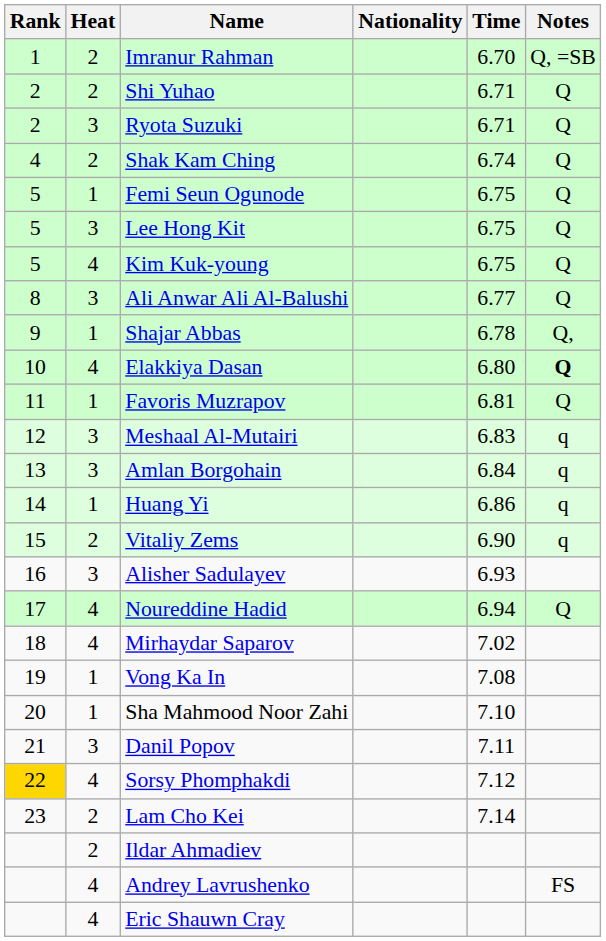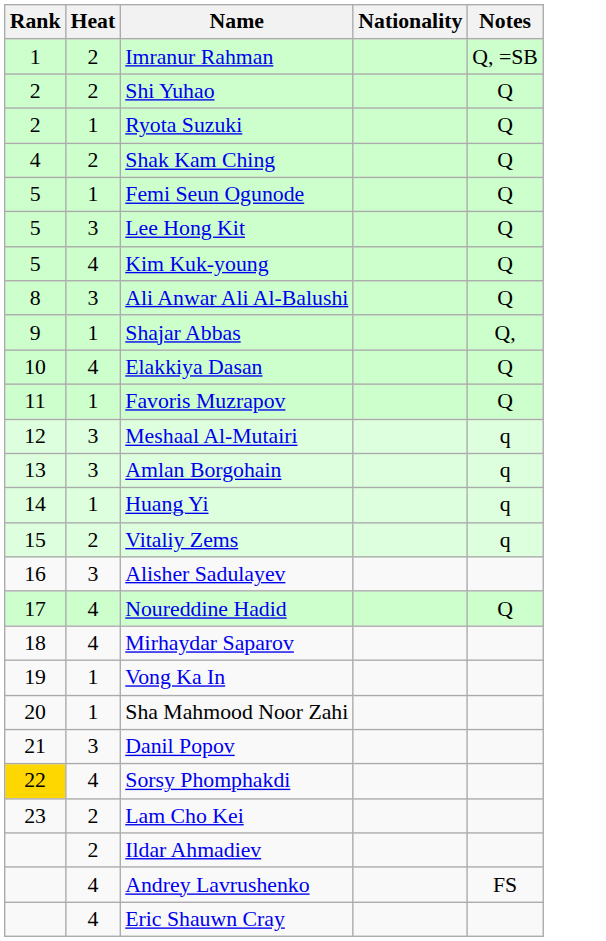- column: (496, 21)
(93, 125) 3 -> (93, 125) 1
(563, 366) bold -> (505, 366) normal
